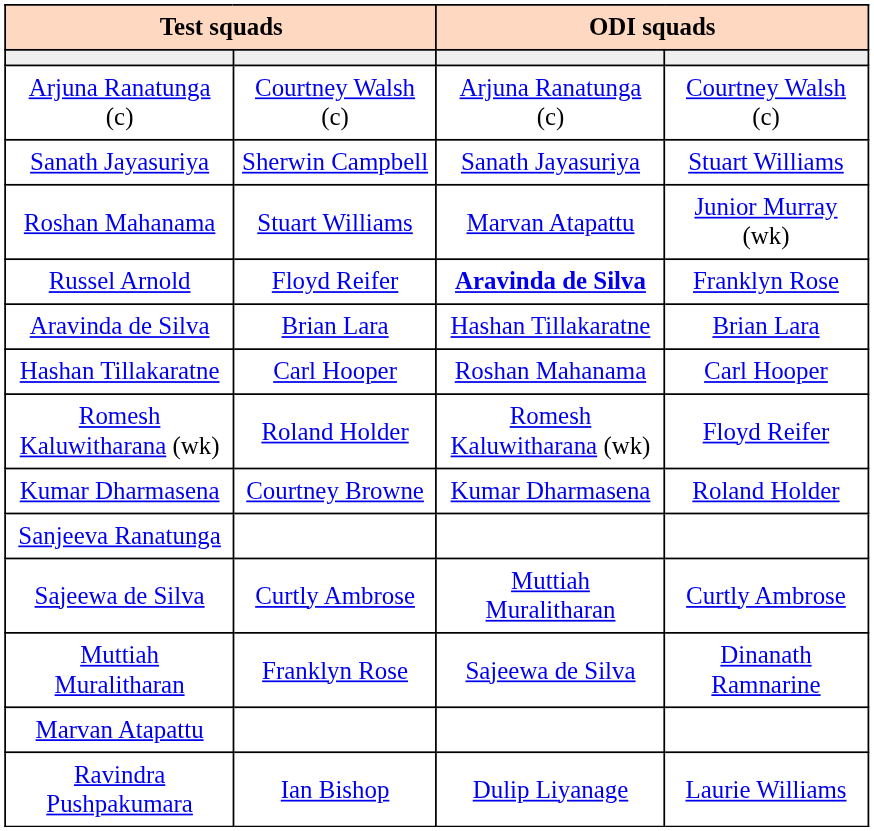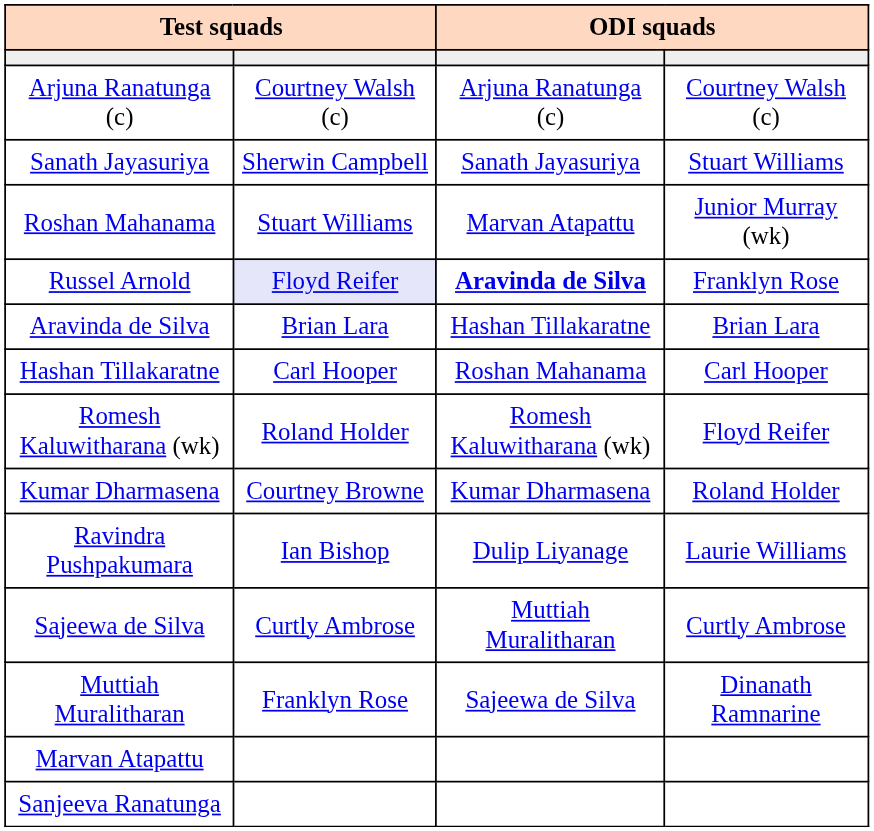(335, 281) no background -> (335, 281) lavender background
rows swapped: (120, 789) <-> (120, 535)
